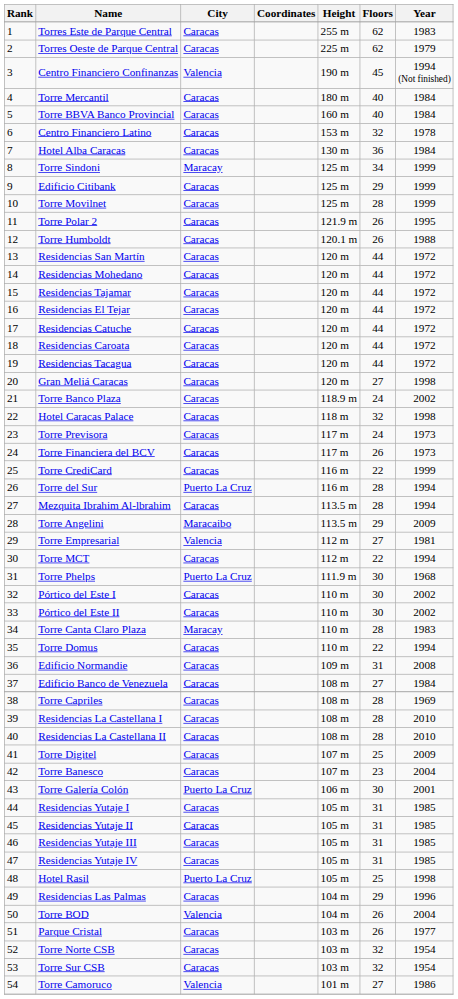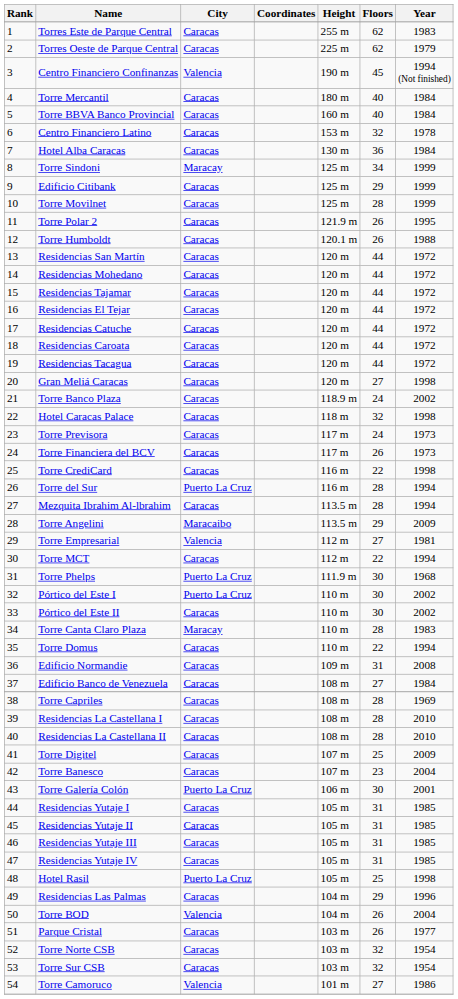(424, 470) 1999 -> (424, 470) 1998
(201, 594) Caracas -> (218, 594) Puerto La Cruz
